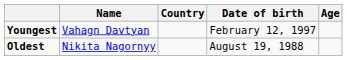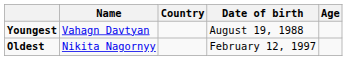(263, 30) February 12, 1997 -> (257, 30) August 19, 1988
(257, 47) August 19, 1988 -> (263, 47) February 12, 1997
